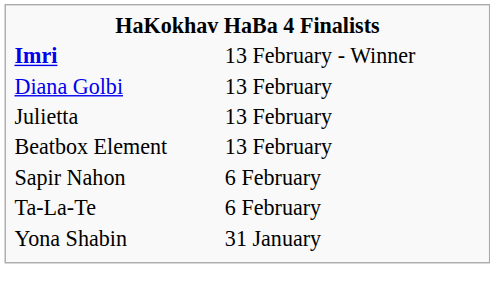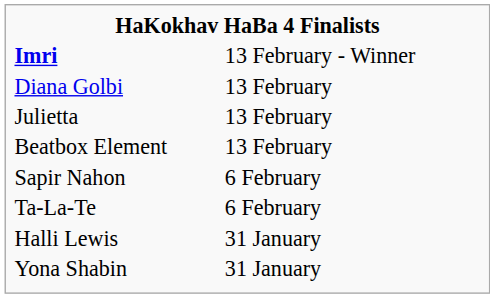+ row: (66, 238)
